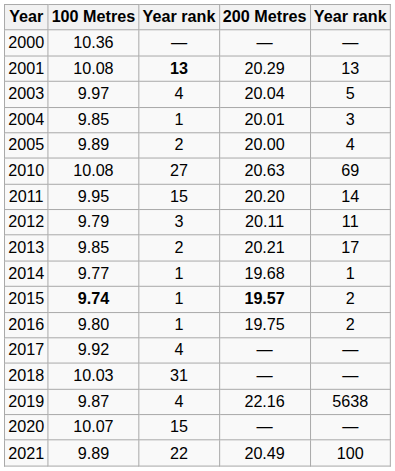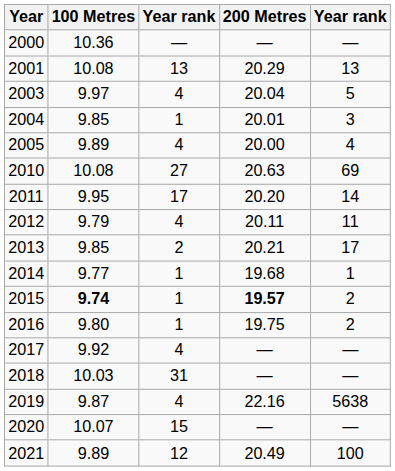(179, 68) bold -> (179, 68) normal
(179, 145) 2 -> (179, 145) 4
(179, 196) 15 -> (179, 196) 17
(179, 222) 3 -> (179, 222) 4
(179, 453) 22 -> (179, 453) 12
